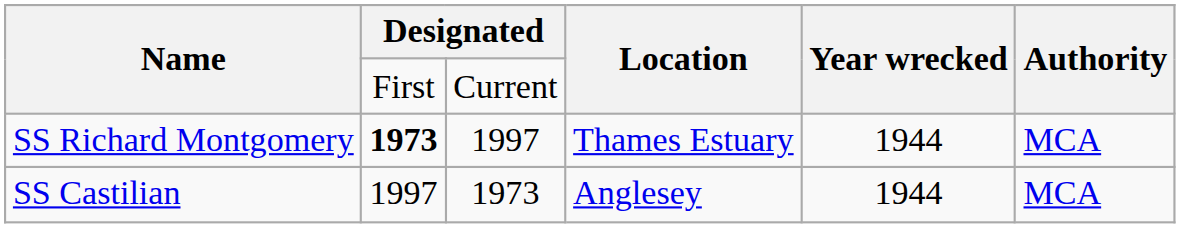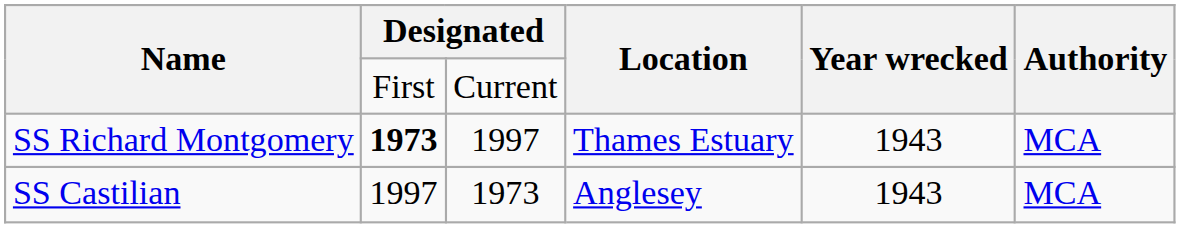(909, 139) 1944 -> (909, 139) 1943
(909, 193) 1944 -> (909, 193) 1943
